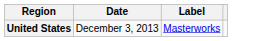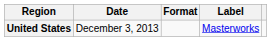+ column: (180, 12)
